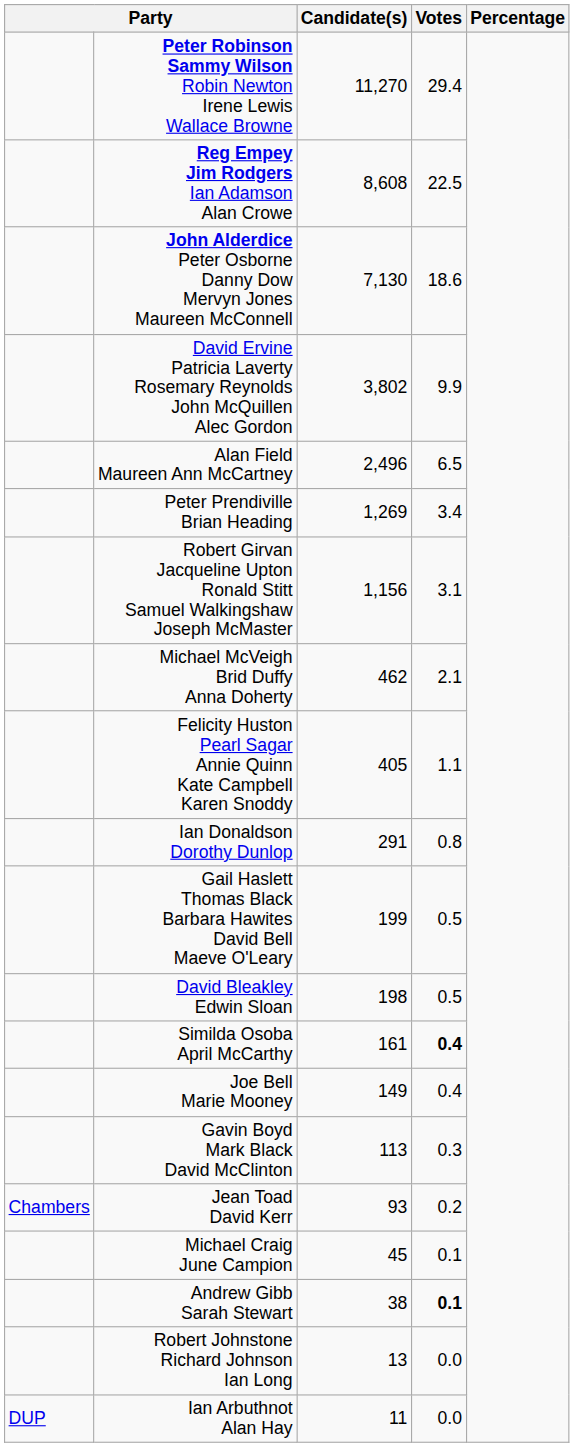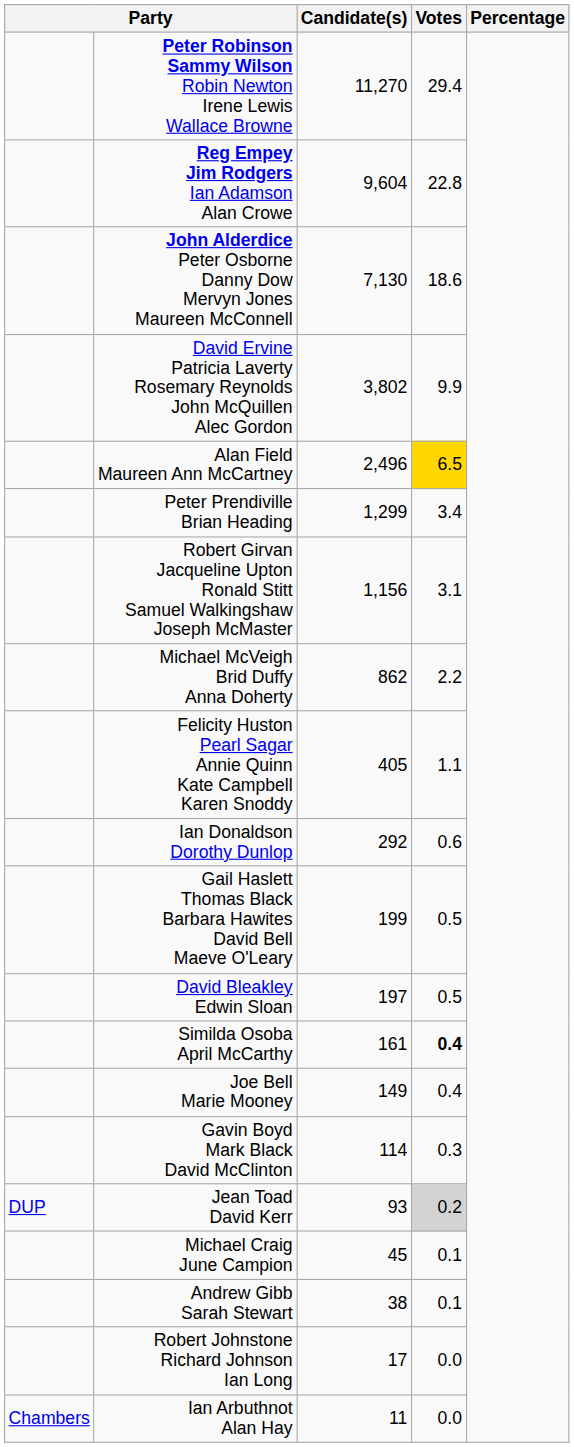(385, 183) 8,608 -> (385, 183) 9,604
(445, 183) 22.5 -> (445, 183) 22.8
(450, 464) no background -> (450, 464) gold background
(385, 512) 1,269 -> (385, 512) 1,299
(393, 677) 462 -> (393, 677) 862
(450, 677) 2.1 -> (450, 677) 2.2
(393, 842) 291 -> (393, 842) 292
(450, 842) 0.8 -> (450, 842) 0.6
(393, 996) 198 -> (393, 996) 197
(393, 1149) 113 -> (393, 1149) 114
(49, 1207) Chambers -> (27, 1207) DUP
(450, 1207) no background -> (450, 1207) lightgrey background
(450, 1302) bold -> (450, 1302) normal
(398, 1360) 13 -> (398, 1360) 17
(27, 1418) DUP -> (49, 1418) Chambers
